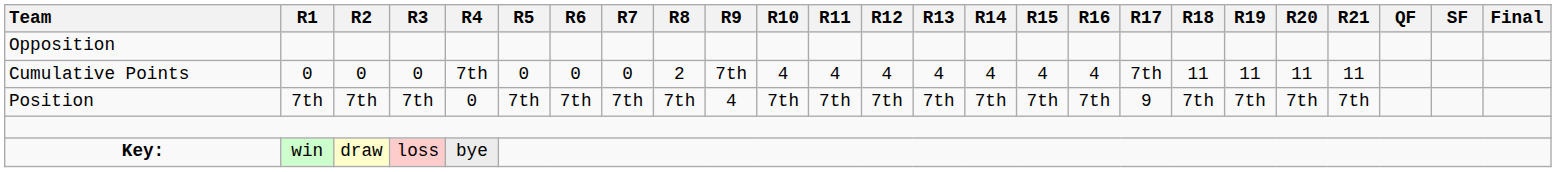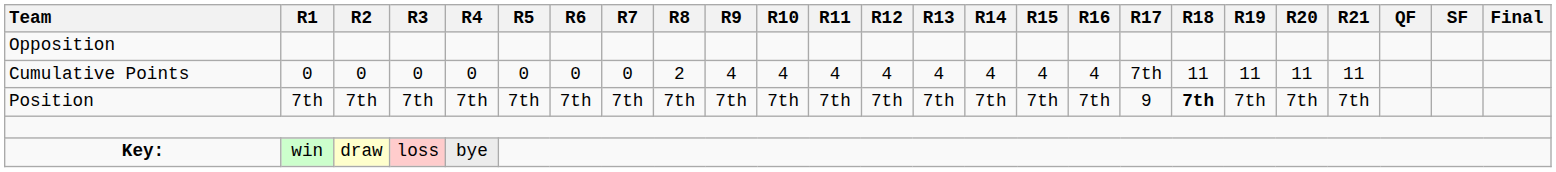(472, 73) 7th -> (472, 73) 0
(731, 73) 7th -> (731, 73) 4
(472, 101) 0 -> (472, 101) 7th
(731, 101) 4 -> (731, 101) 7th
(1198, 101) normal -> (1198, 101) bold
